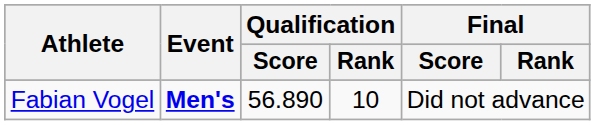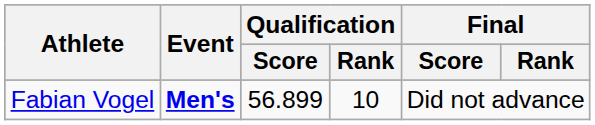(285, 100) 56.890 -> (285, 100) 56.899
